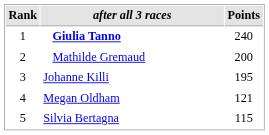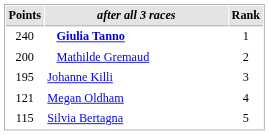columns swapped: (23, 15) <-> (244, 15)
